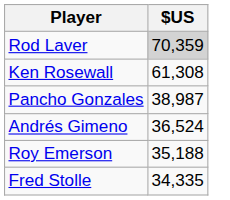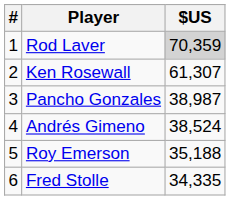+ column: (13, 18)
(178, 72) 61,308 -> (195, 72) 61,307
(178, 126) 36,524 -> (195, 126) 38,524
